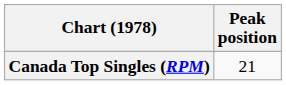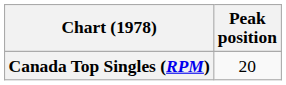(247, 65) 21 -> (247, 65) 20
